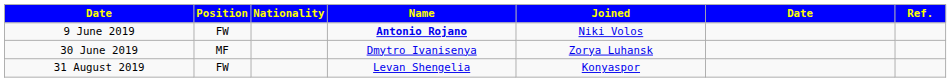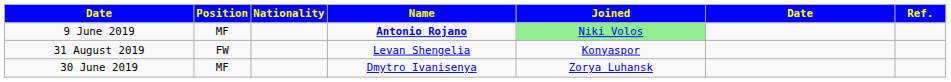(222, 31) FW -> (222, 31) MF
(611, 31) no background -> (611, 31) lightgreen background
rows swapped: (99, 49) <-> (99, 67)
